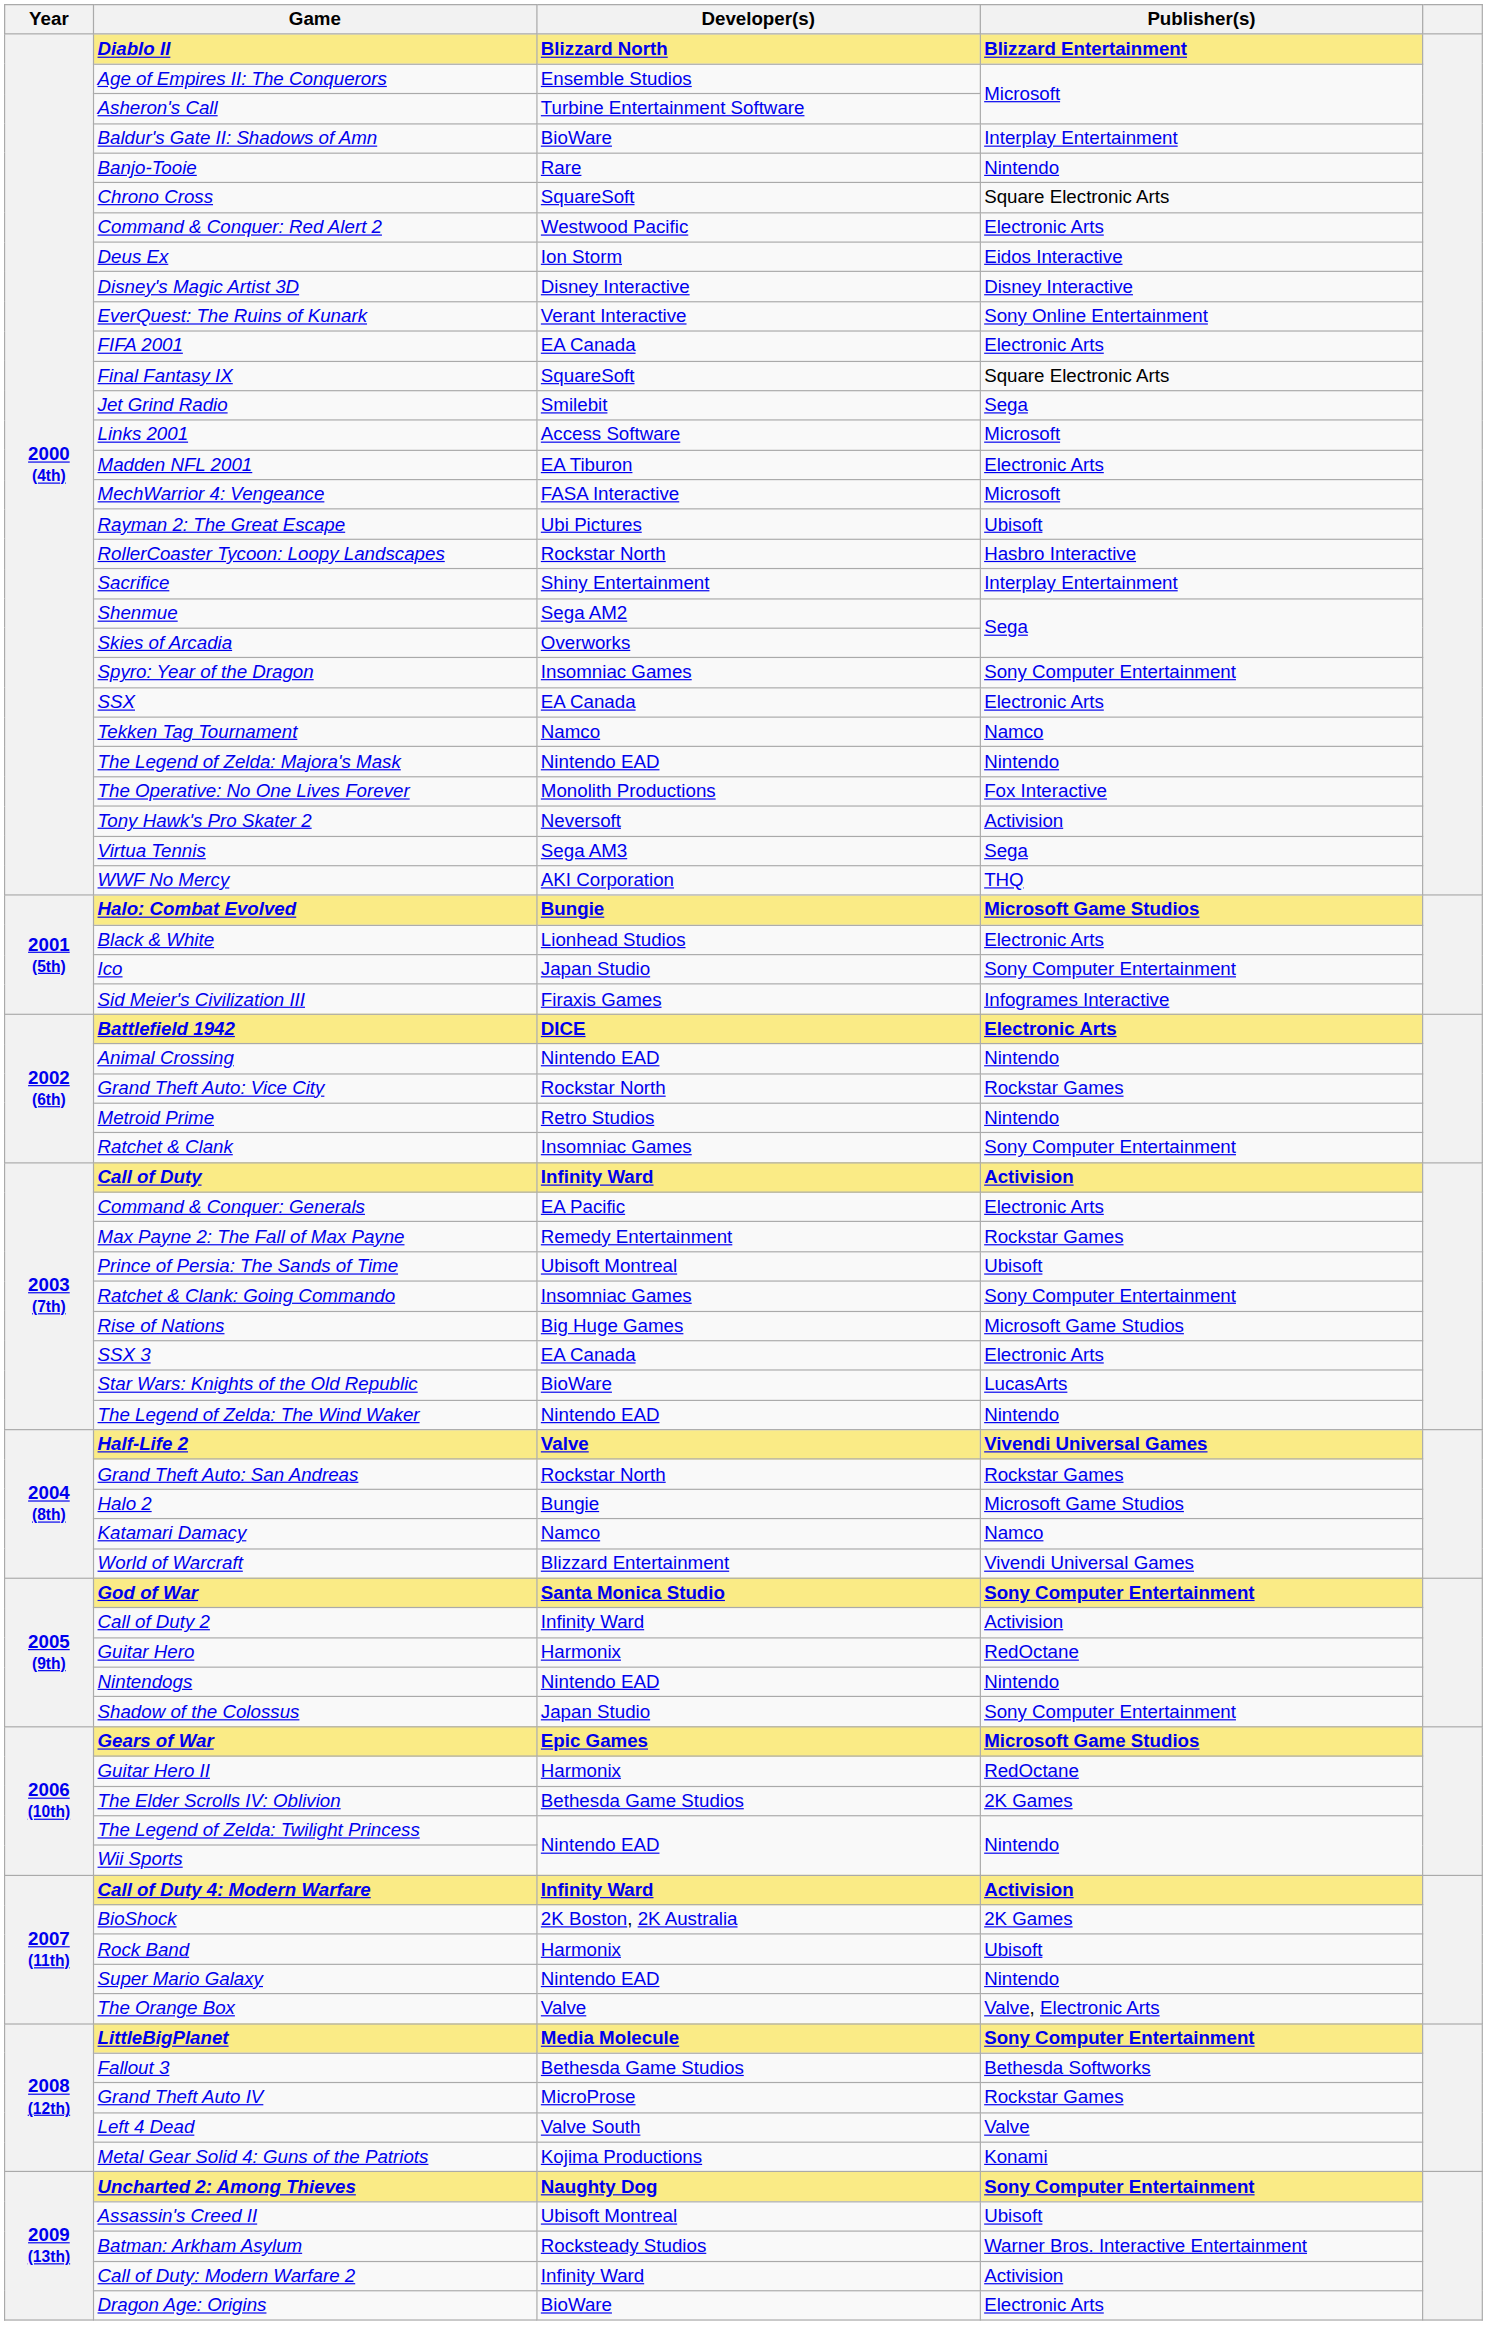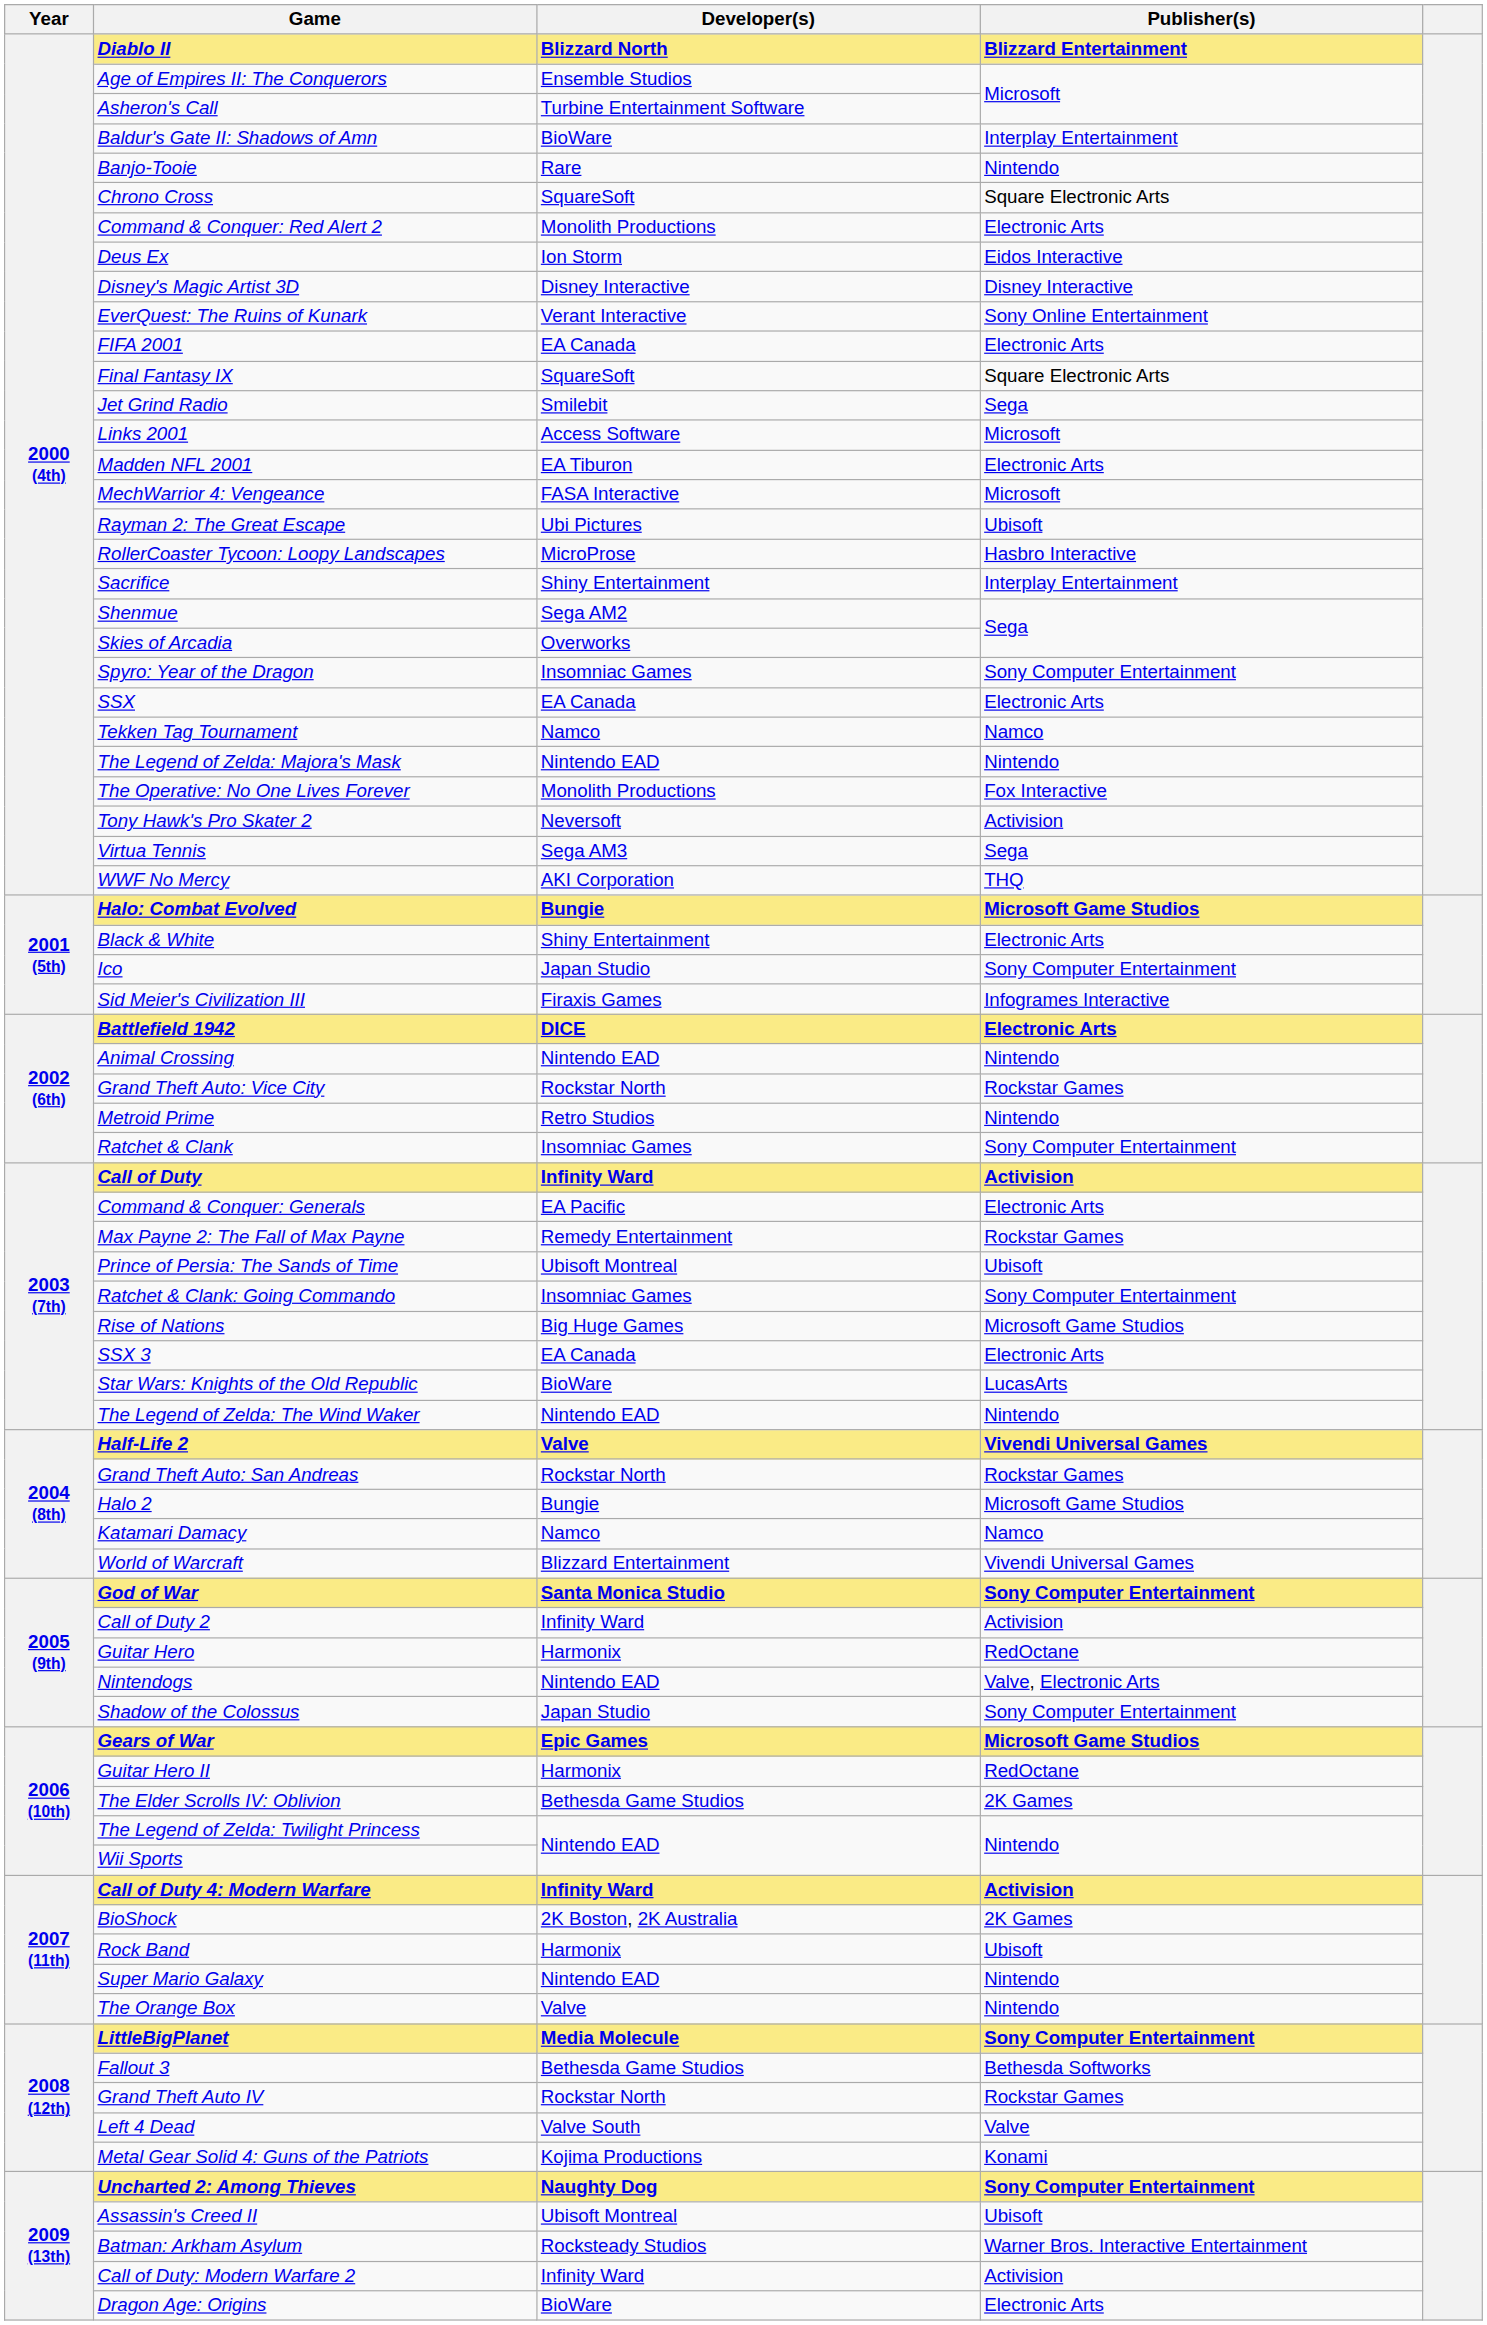(615, 227) Westwood Pacific -> (628, 227) Monolith Productions
(603, 553) Rockstar North -> (588, 553) MicroProse
(613, 939) Lionhead Studios -> (625, 939) Shiny Entertainment
(1022, 1681) Nintendo -> (1072, 1681) Valve, Electronic Arts
(1072, 2008) Valve, Electronic Arts -> (1022, 2008) Nintendo
(588, 2097) MicroProse -> (603, 2097) Rockstar North
